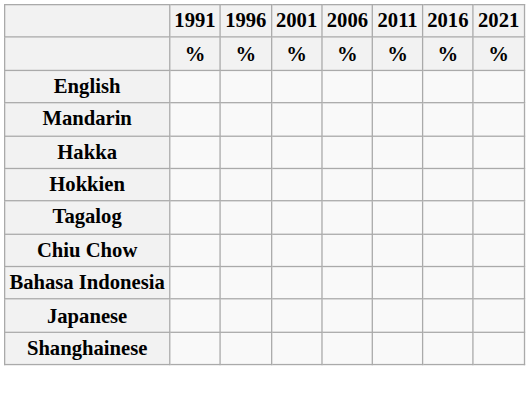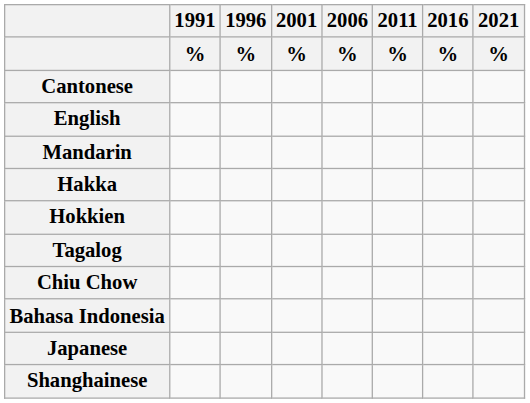+ row: (87, 86)
